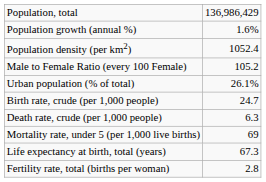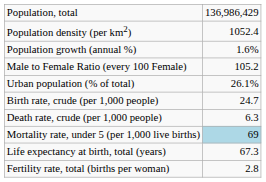rows swapped: (69, 48) <-> (72, 30)
(253, 134) no background -> (253, 134) lightblue background
